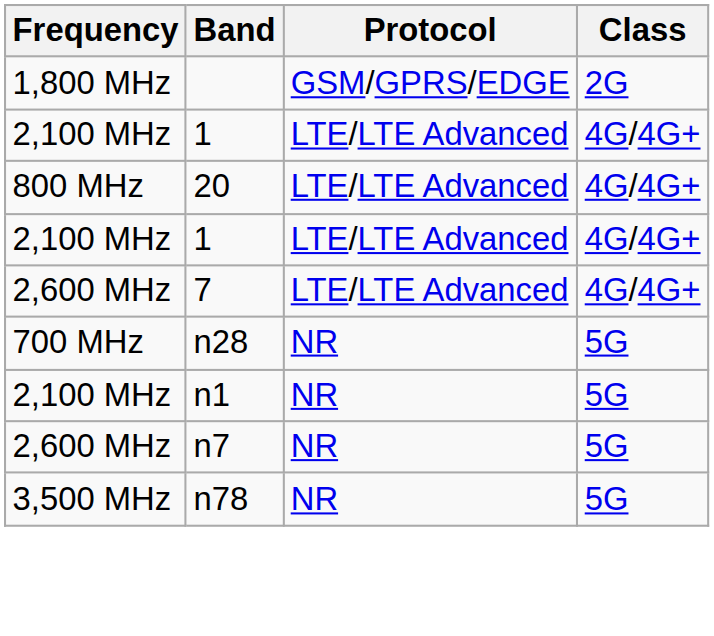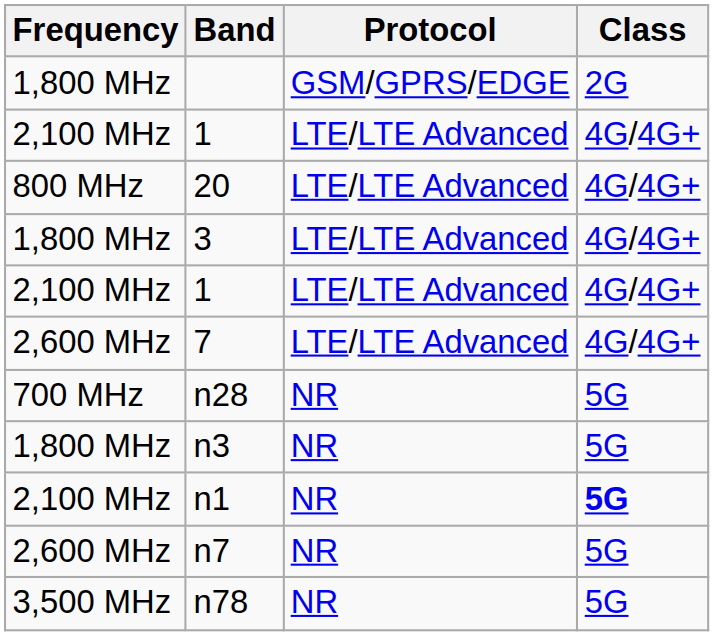+ row: (92, 238)
+ row: (92, 446)
(607, 394) normal -> (607, 498) bold
